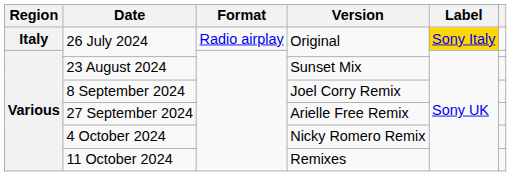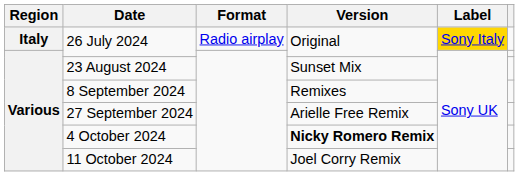(345, 91) Joel Corry Remix -> (318, 91) Remixes
(358, 136) normal -> (362, 136) bold
(318, 159) Remixes -> (345, 159) Joel Corry Remix
